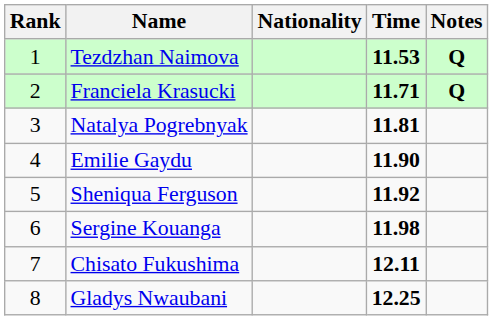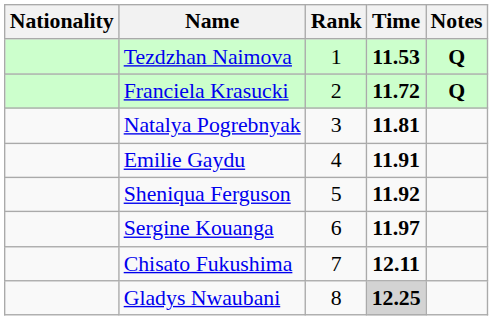columns swapped: (35, 21) <-> (310, 21)
(396, 90) 11.71 -> (396, 90) 11.72
(396, 159) 11.90 -> (396, 159) 11.91
(396, 228) 11.98 -> (396, 228) 11.97
(396, 297) no background -> (396, 297) lightgrey background
